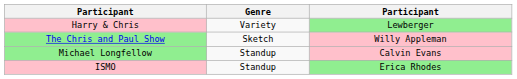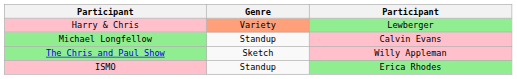(258, 25) no background -> (258, 25) lightsalmon background
rows swapped: (105, 53) <-> (105, 39)
